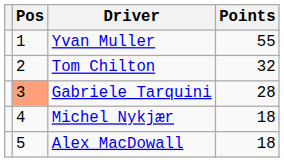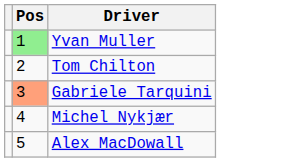- column: (247, 18)
(21, 43) no background -> (21, 43) lightgreen background
